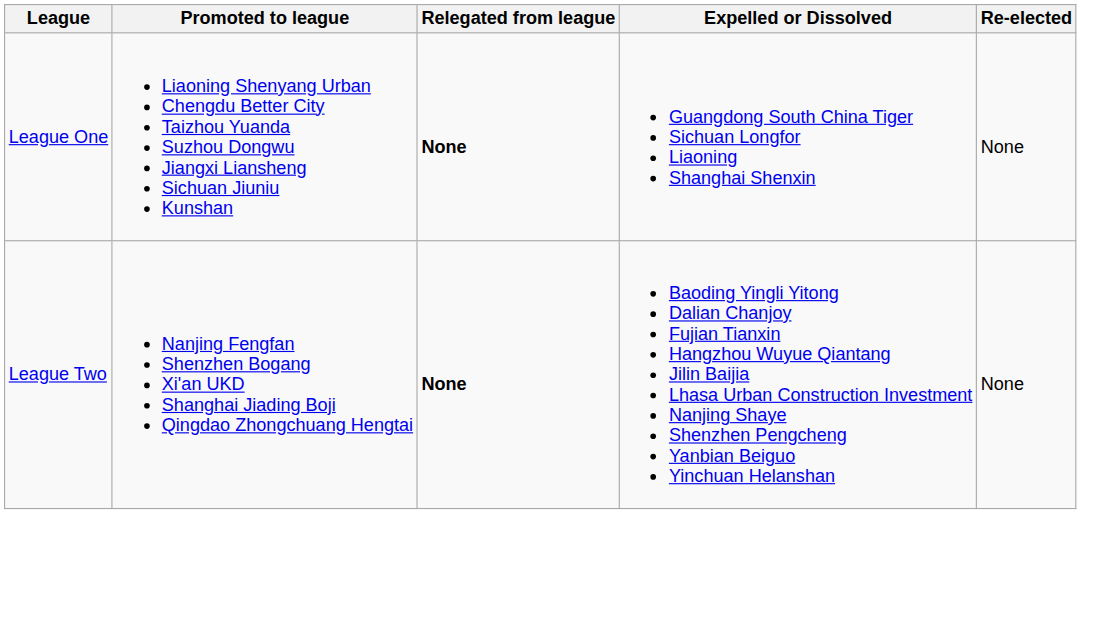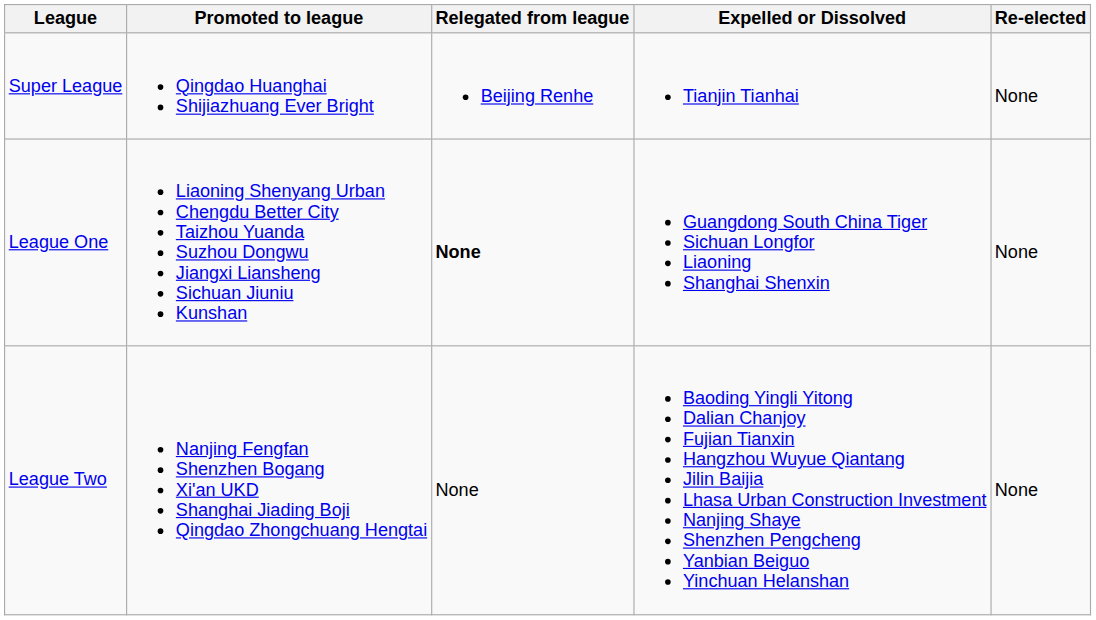+ row: (66, 85)
(444, 384) bold -> (457, 490) normal
